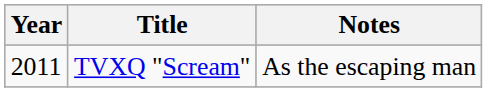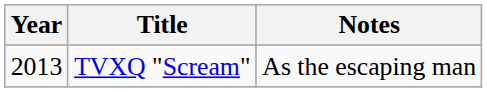(36, 65) 2011 -> (37, 65) 2013
